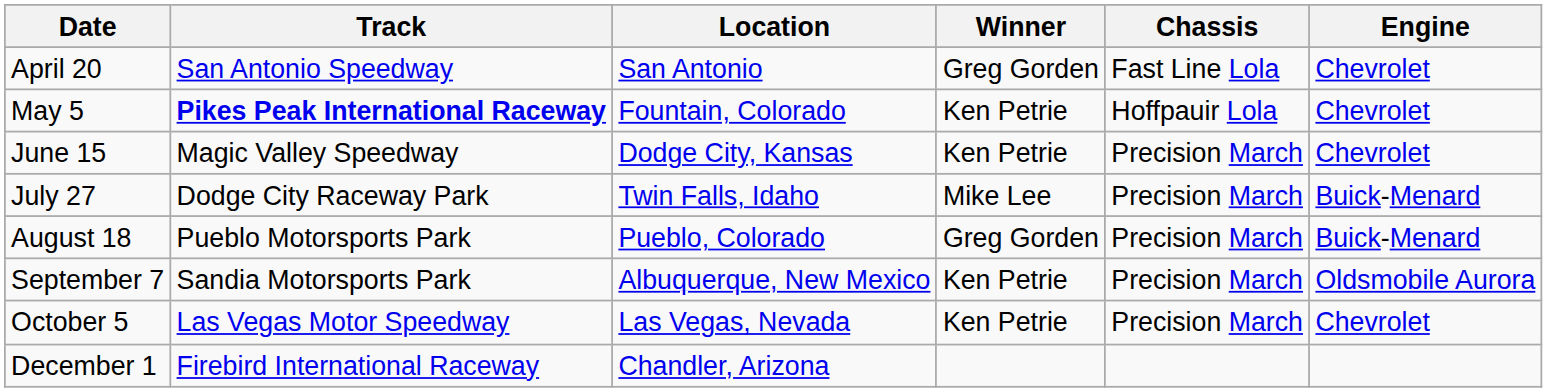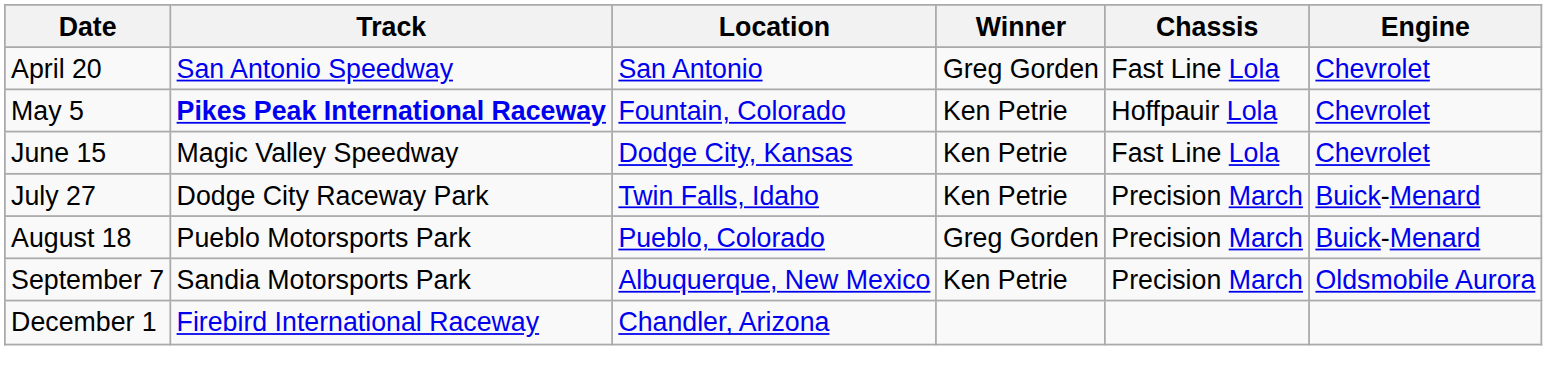(1207, 153) Precision March -> (1195, 153) Fast Line Lola
(997, 196) Mike Lee -> (1005, 196) Ken Petrie
- row: (70, 323)
